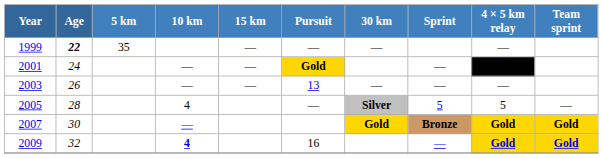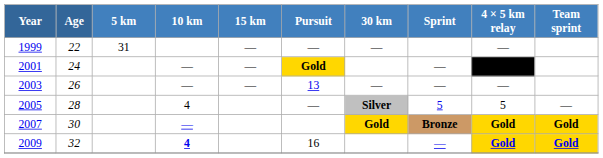(74, 47) bold -> (74, 47) normal
(124, 47) 35 -> (124, 47) 31
